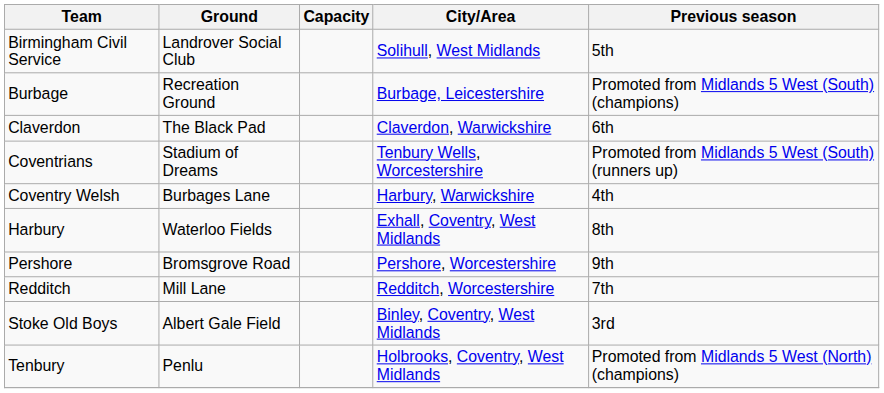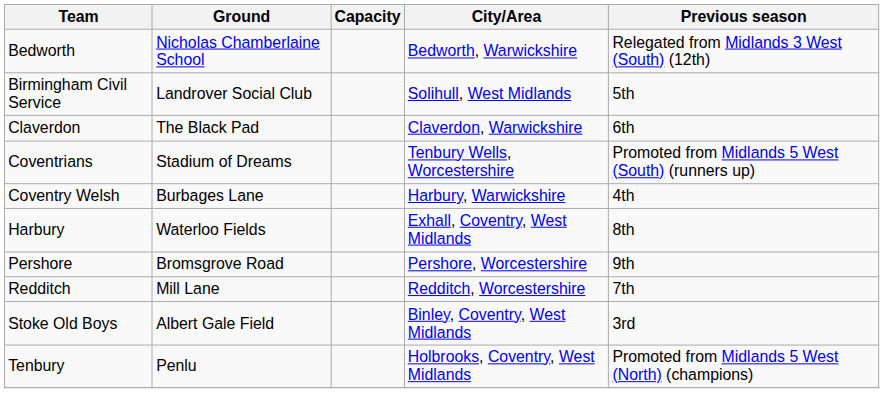+ row: (42, 51)
- row: (38, 94)
